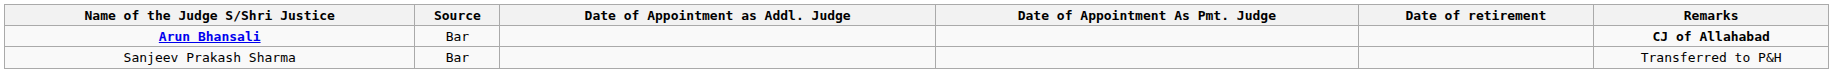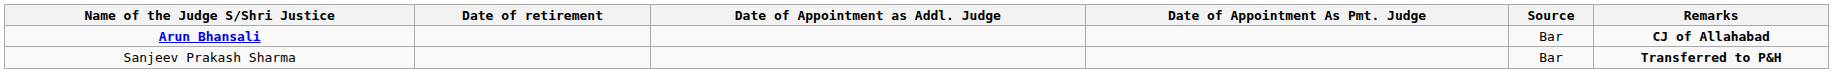columns swapped: (457, 15) <-> (1476, 15)
(1711, 57) normal -> (1711, 57) bold
